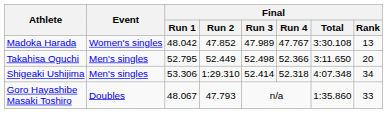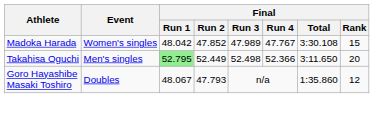(368, 43) 13 -> (354, 43) 15
(182, 59) no background -> (177, 59) lightgreen background
- row: (46, 74)
(368, 95) 33 -> (354, 80) 12
